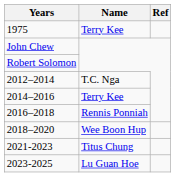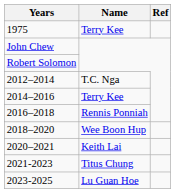+ row: (31, 146)
